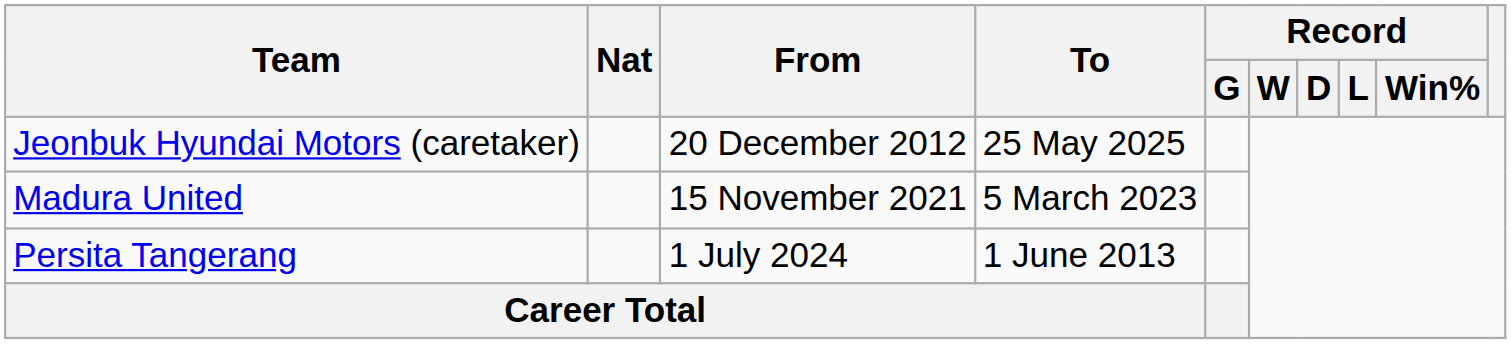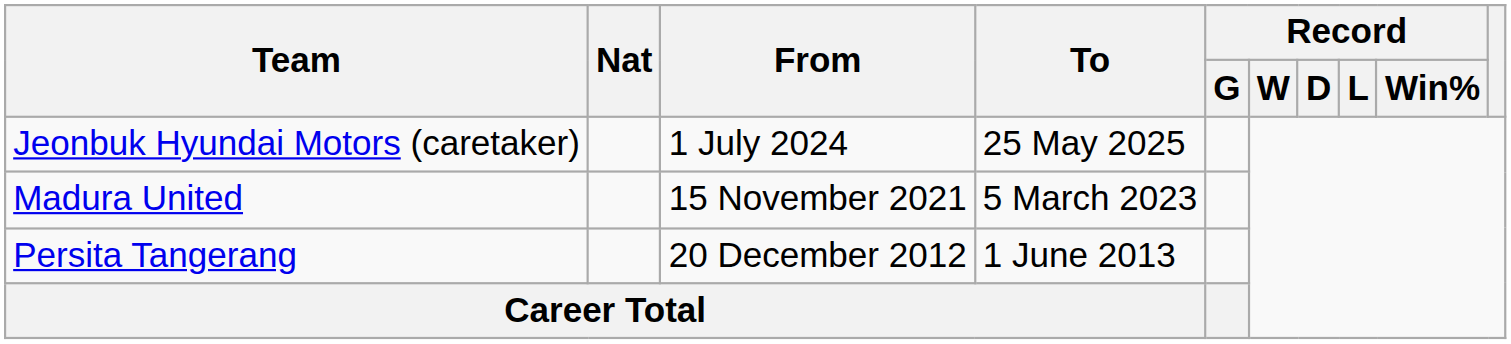(818, 143) 20 December 2012 -> (758, 143) 1 July 2024
(758, 254) 1 July 2024 -> (818, 254) 20 December 2012
